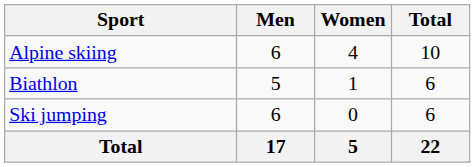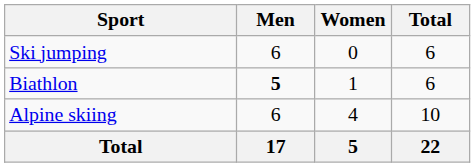rows swapped: (63, 51) <-> (58, 114)
(276, 83) normal -> (276, 83) bold
